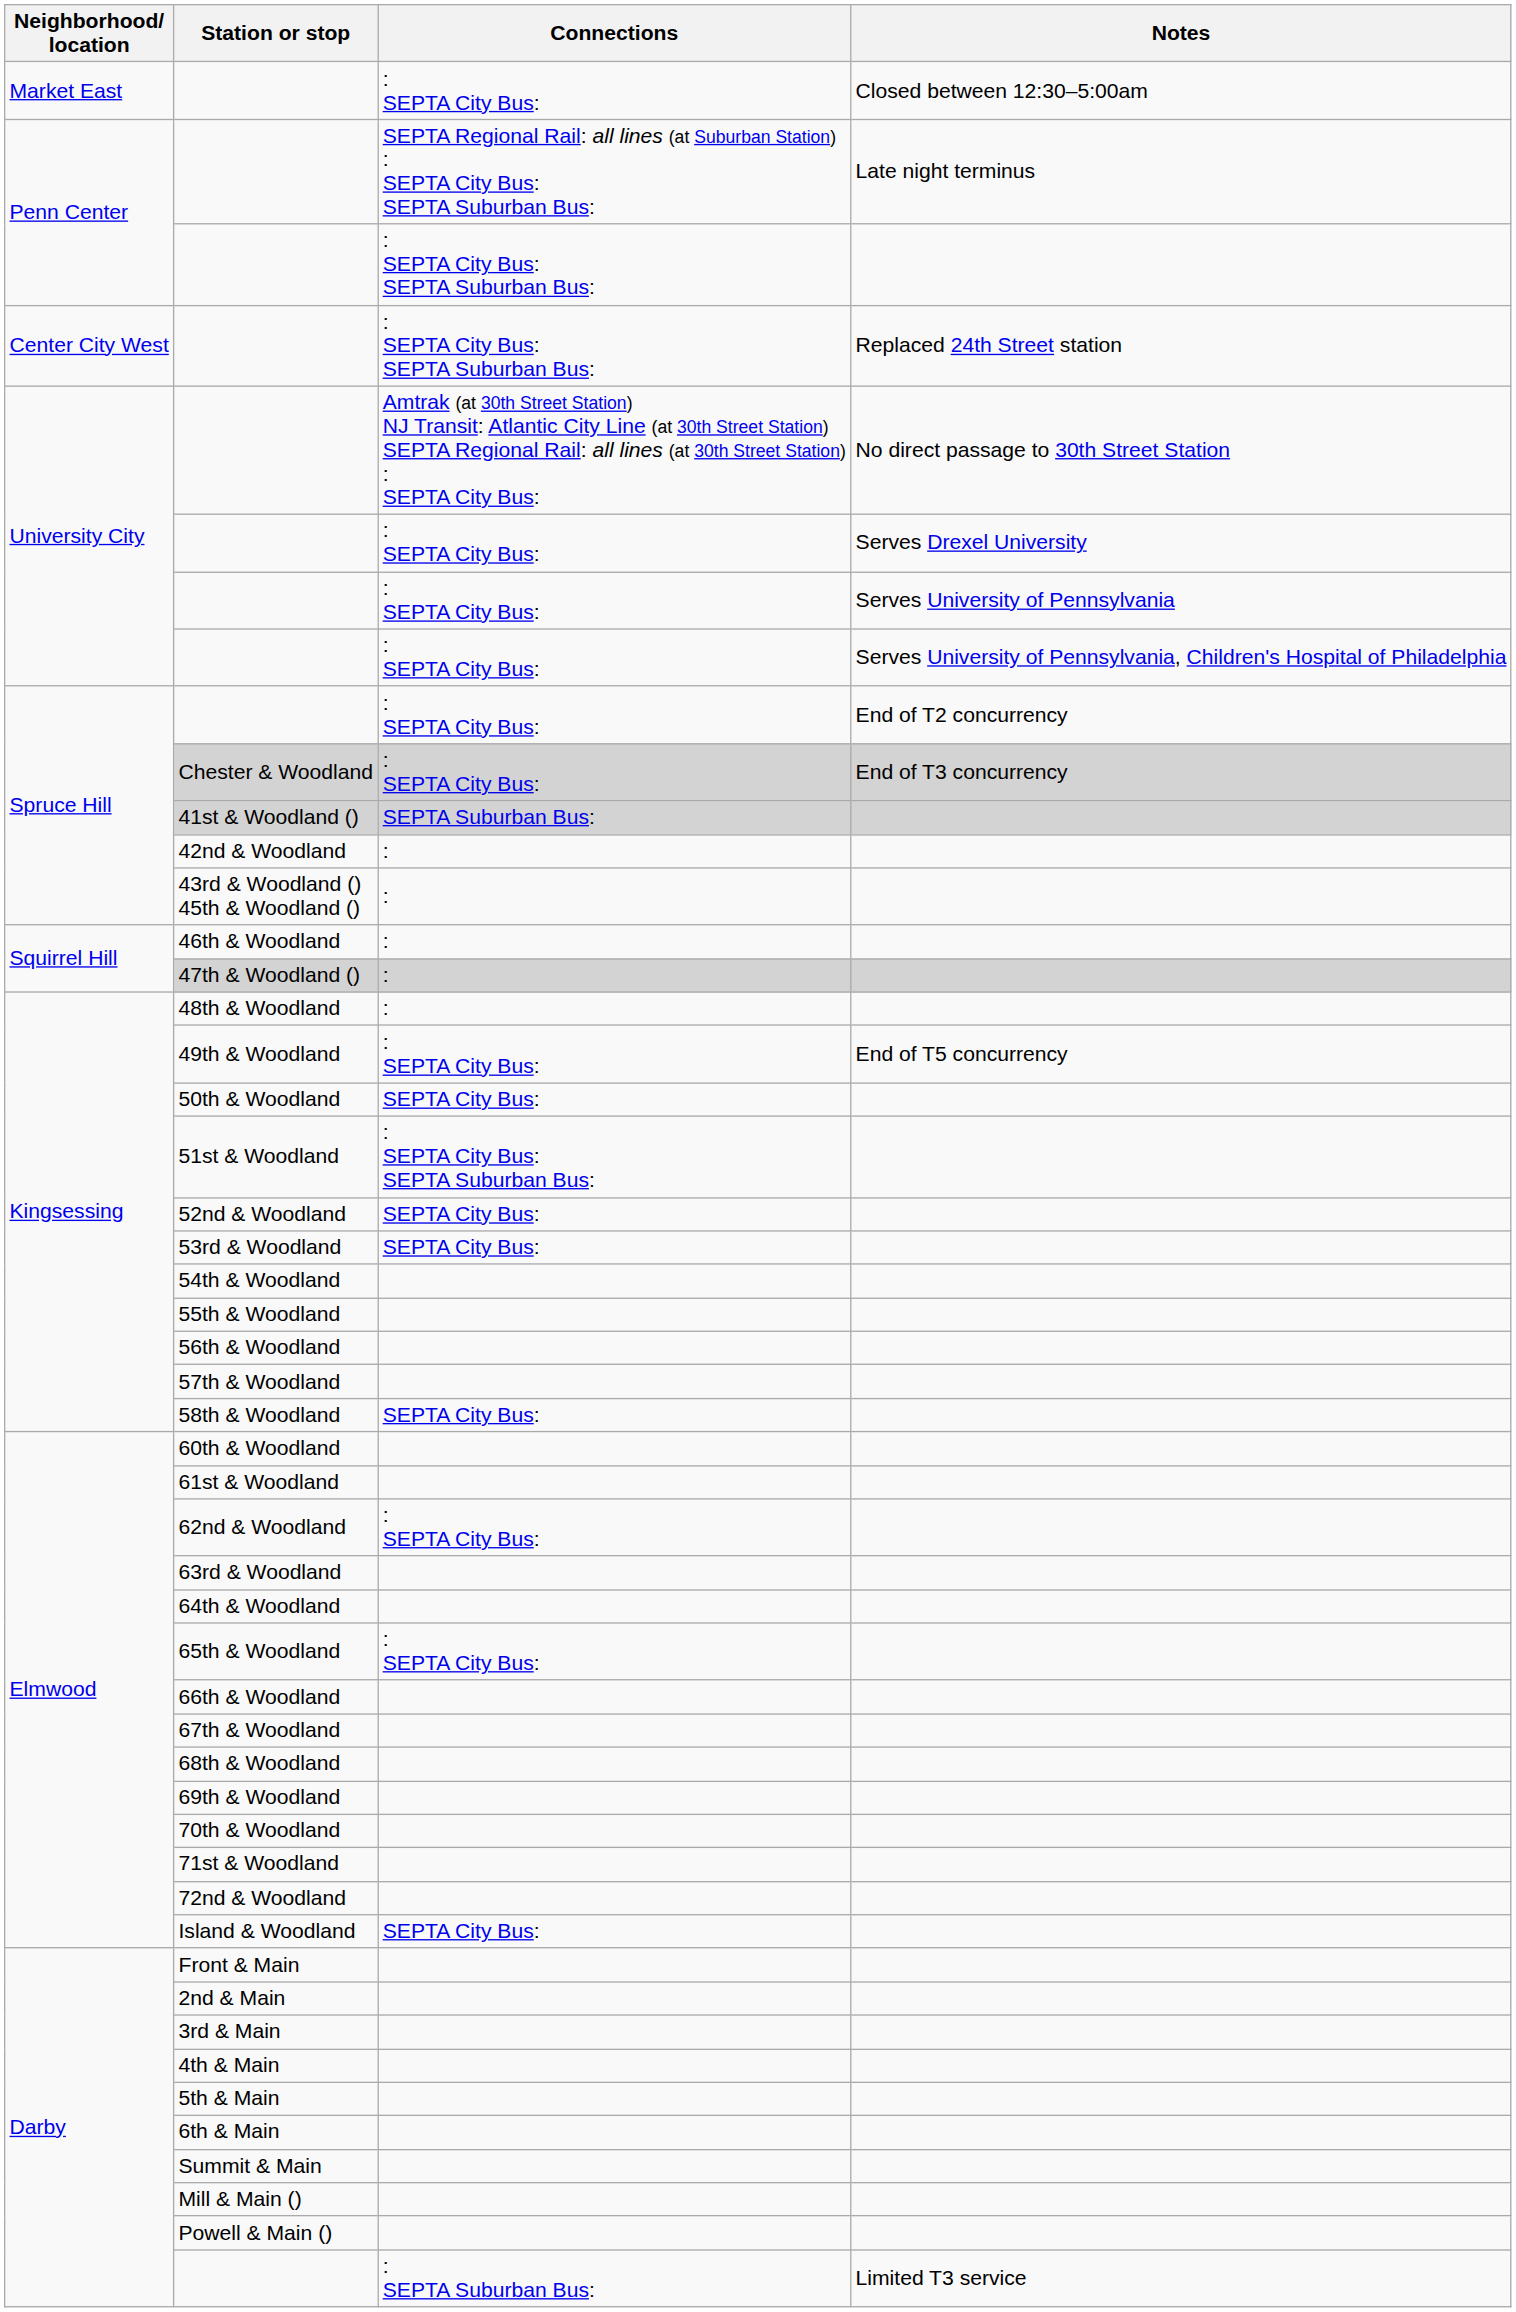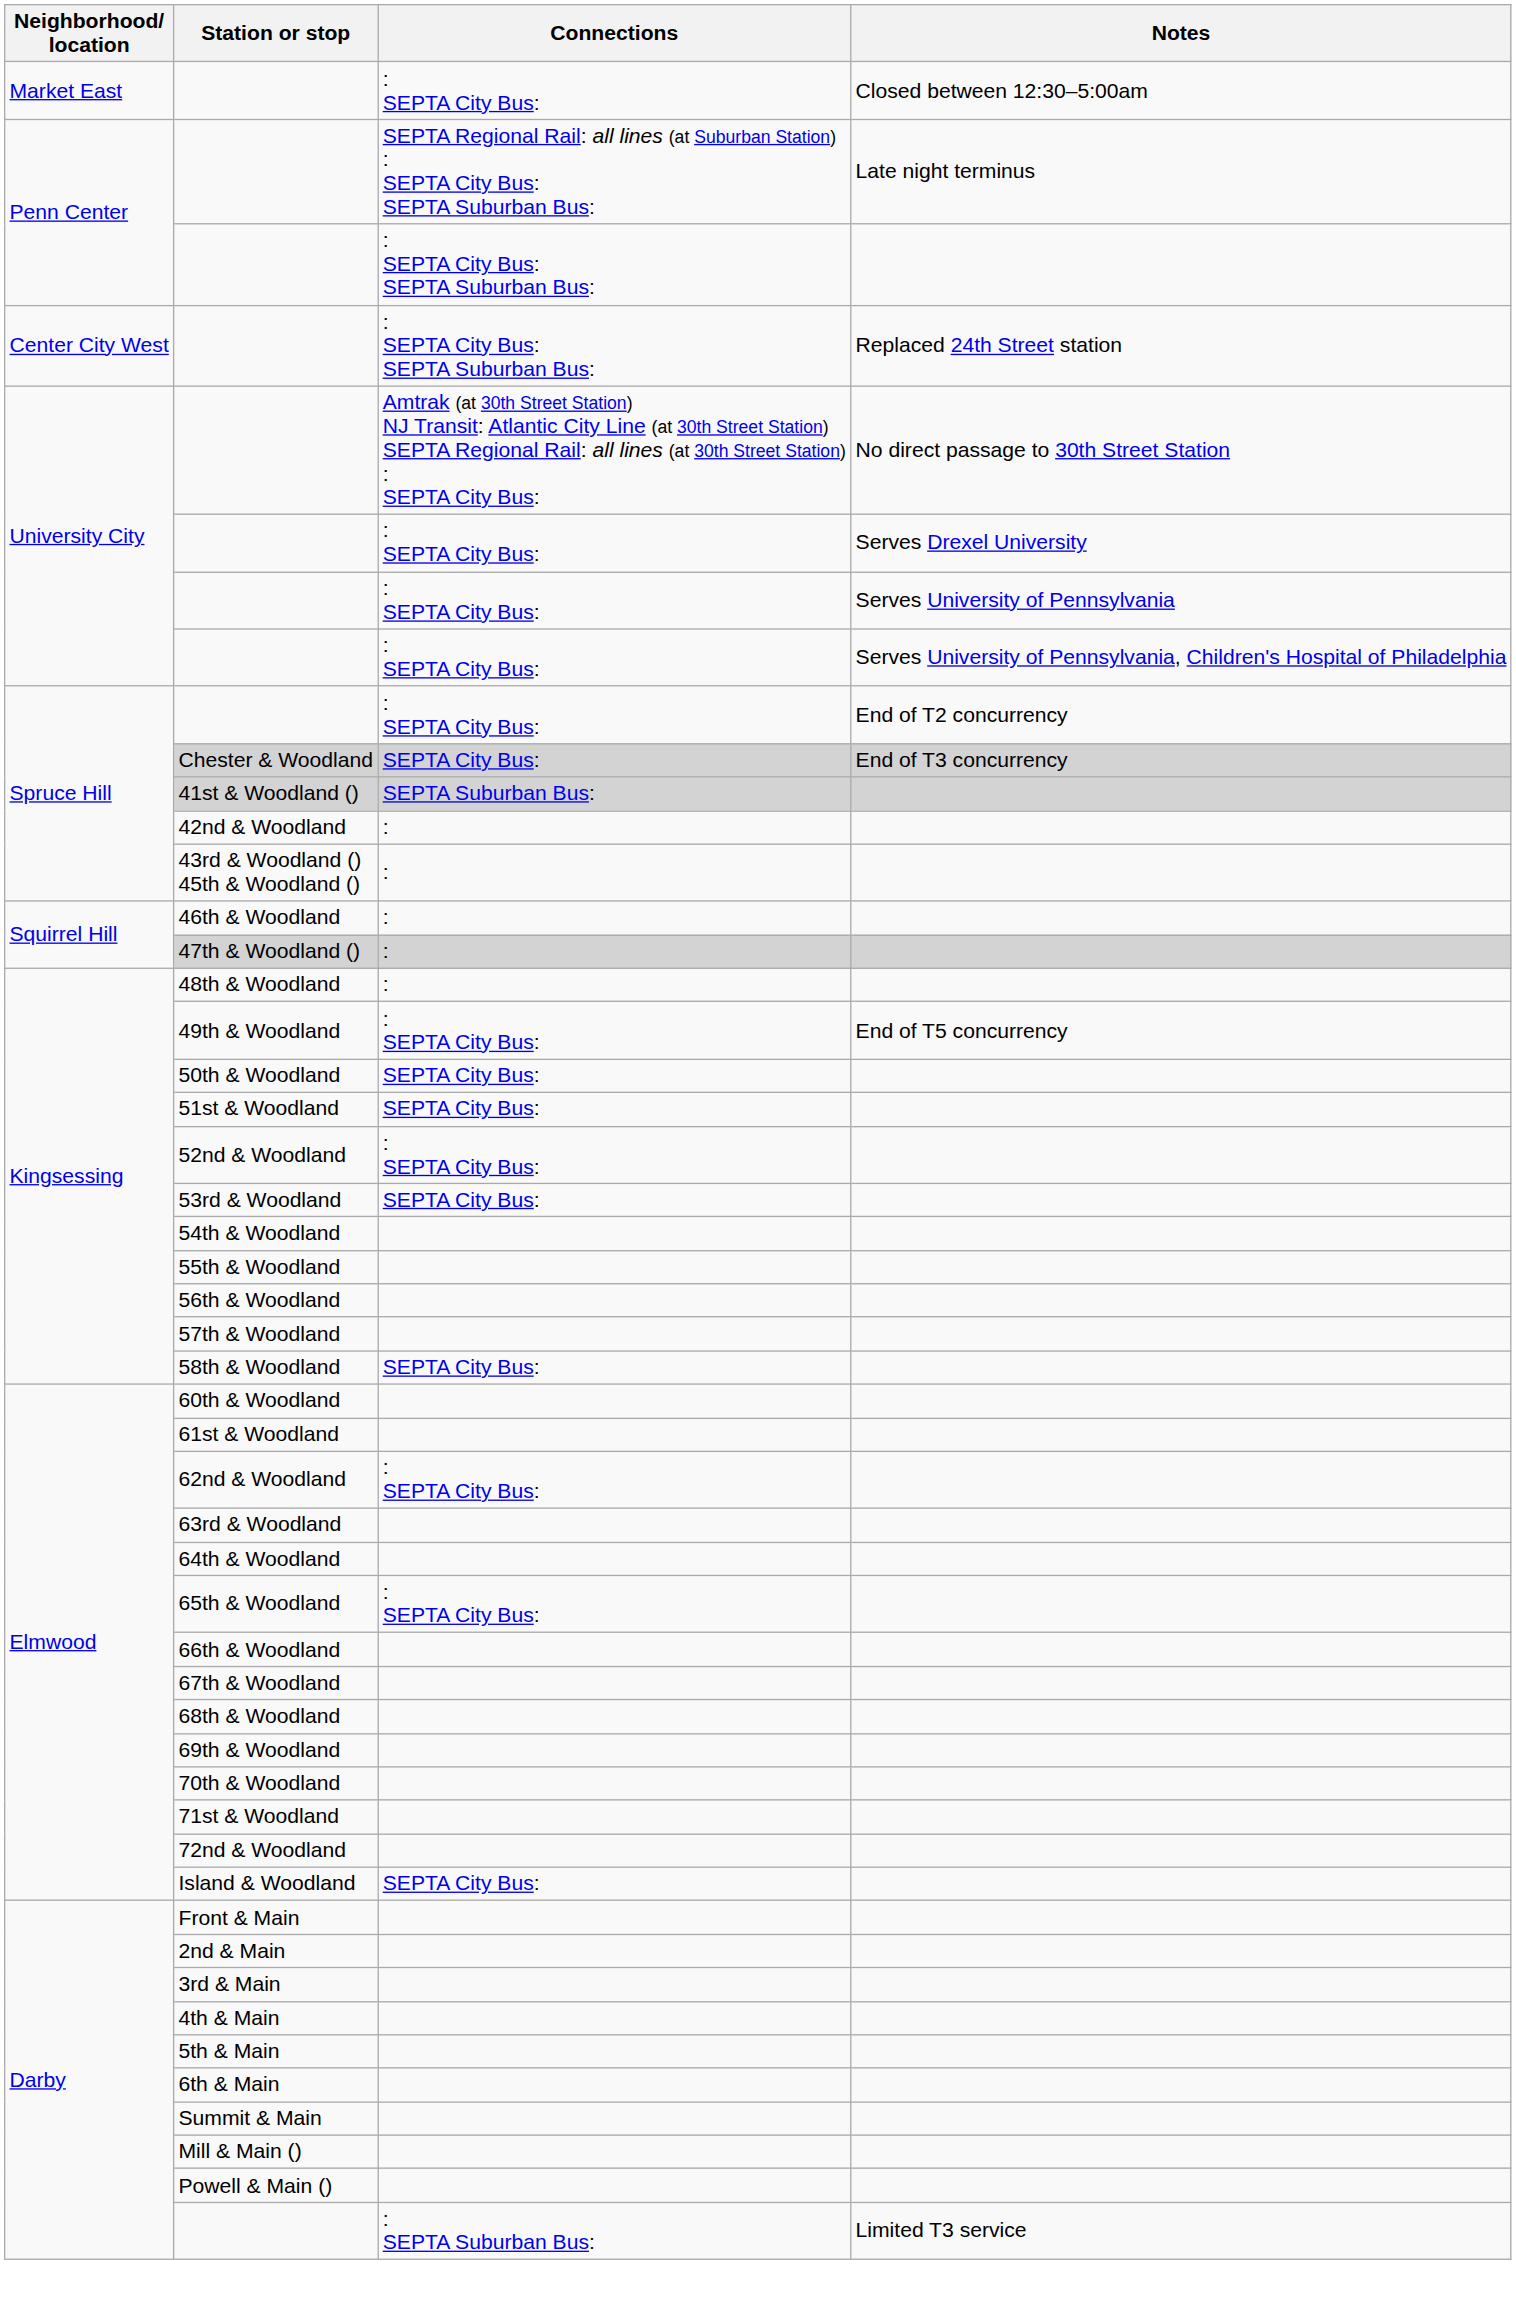(461, 771) : SEPTA City Bus: -> (461, 760) SEPTA City Bus:
(489, 1156) : SEPTA City Bus: SEPTA Suburban Bus: -> (461, 1109) SEPTA City Bus:
(461, 1213) SEPTA City Bus: -> (461, 1154) : SEPTA City Bus:
